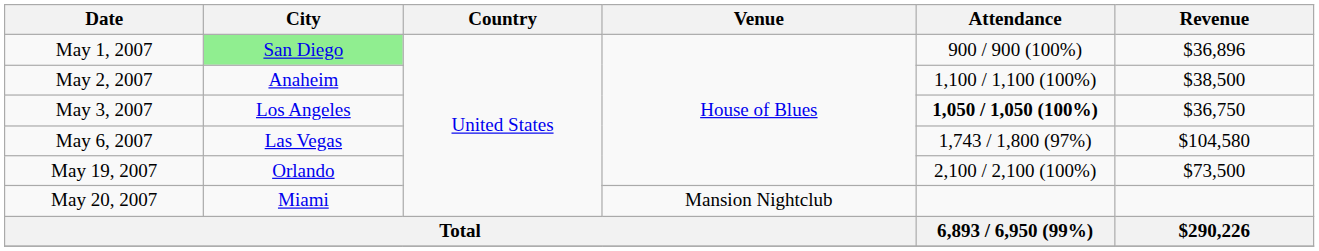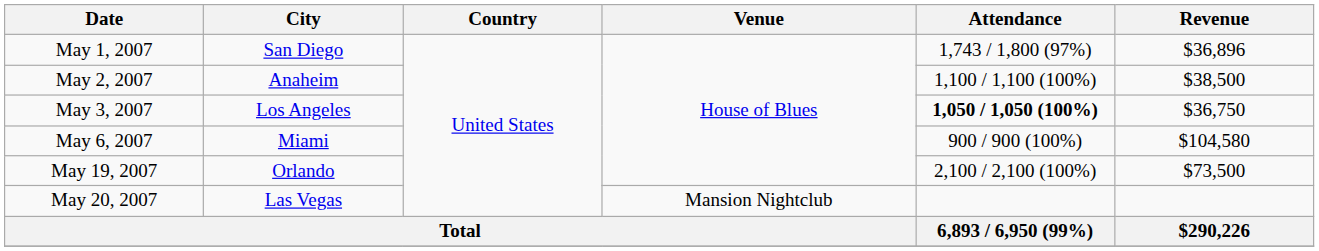(303, 49) lightgreen background -> (303, 49) no background
(1015, 49) 900 / 900 (100%) -> (1015, 49) 1,743 / 1,800 (97%)
(303, 140) Las Vegas -> (303, 140) Miami
(1015, 140) 1,743 / 1,800 (97%) -> (1015, 140) 900 / 900 (100%)
(303, 200) Miami -> (303, 200) Las Vegas
